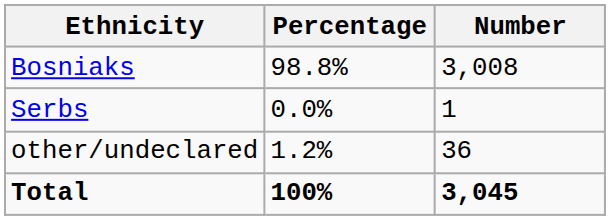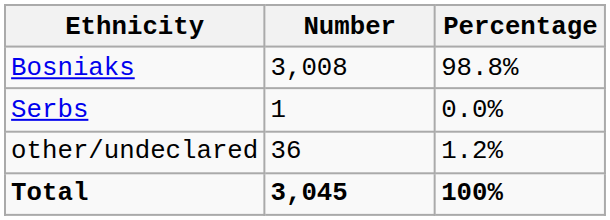columns swapped: (520, 26) <-> (350, 26)
